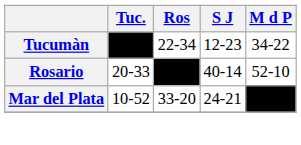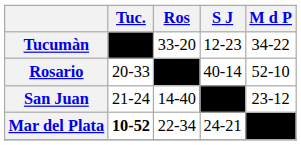(177, 45) 22-34 -> (177, 45) 33-20
+ row: (56, 99)
(131, 99) normal -> (131, 125) bold
(177, 99) 33-20 -> (177, 125) 22-34
